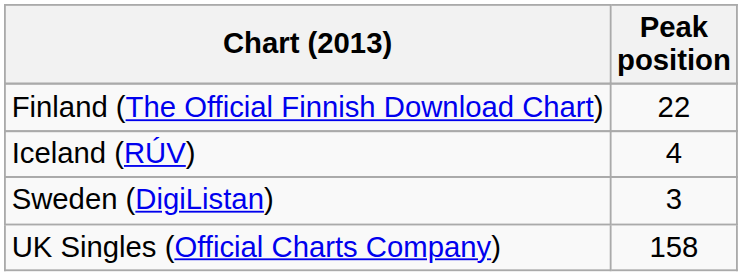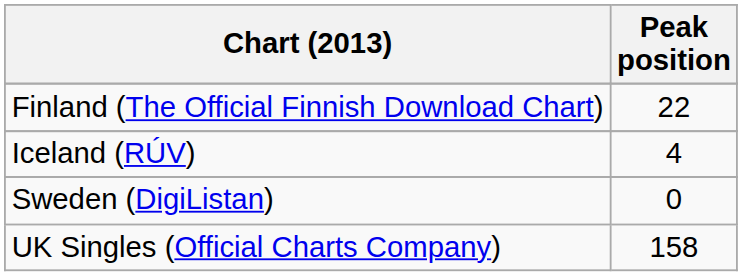(674, 199) 3 -> (674, 199) 0
